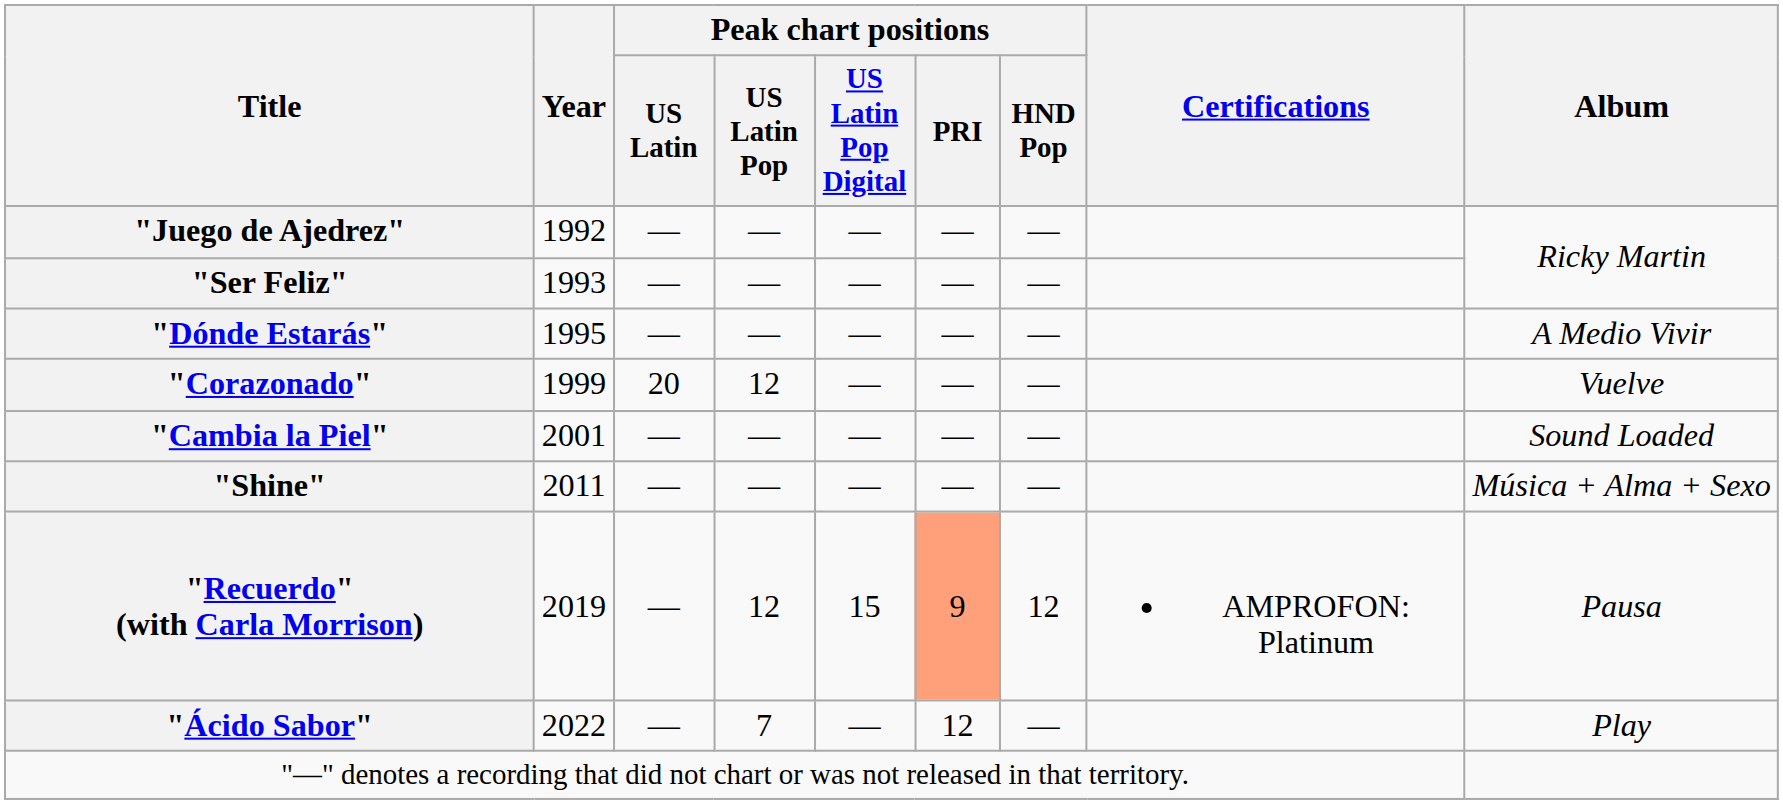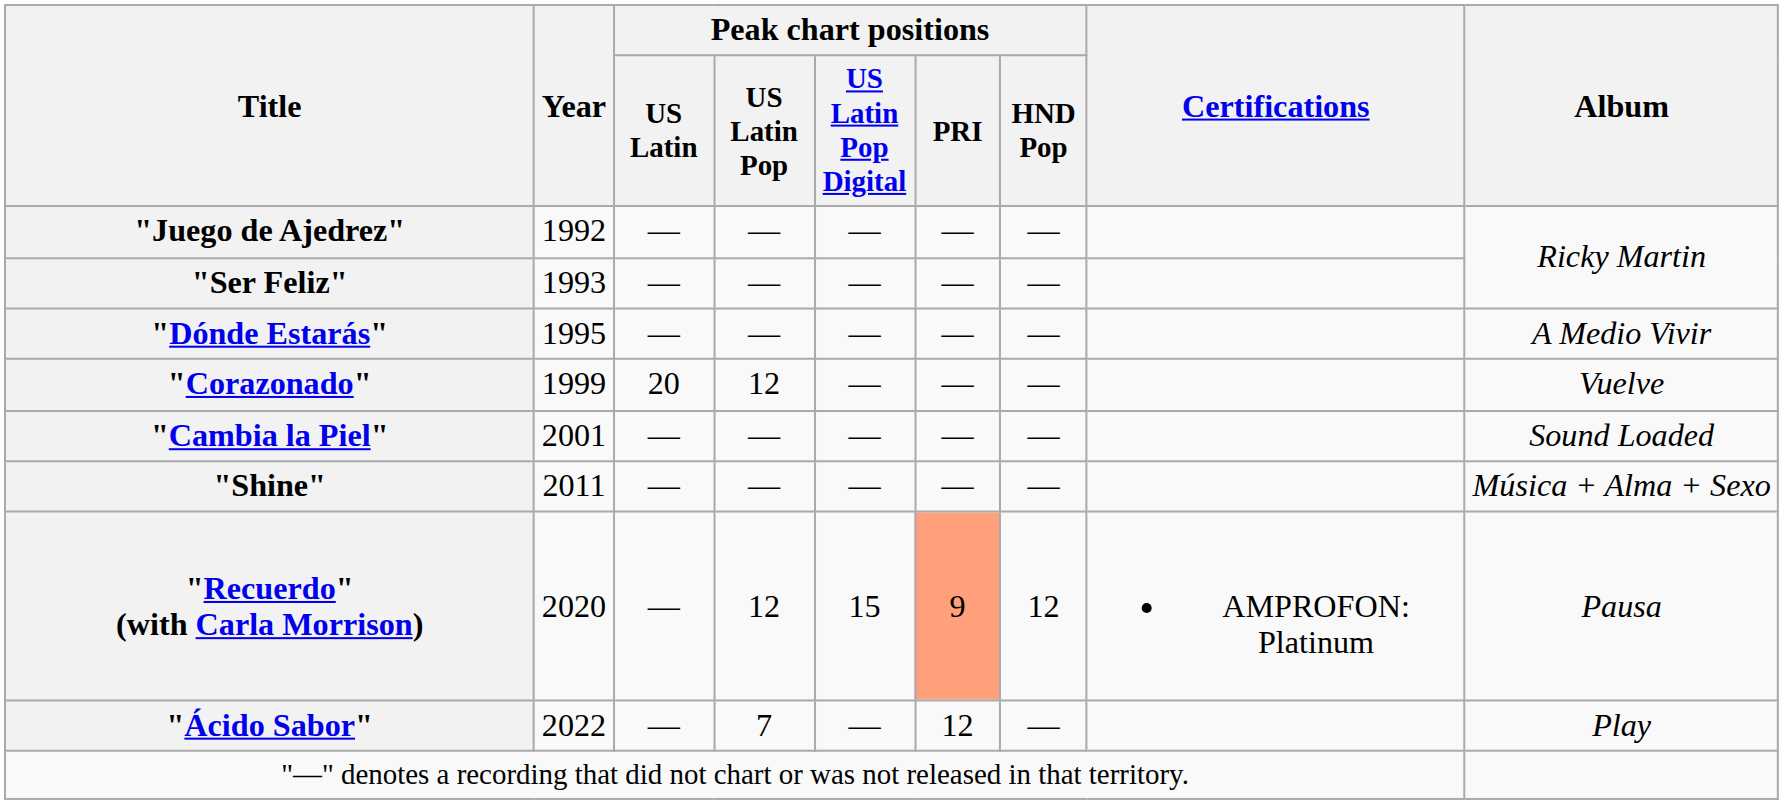(574, 605) 2019 -> (574, 605) 2020
